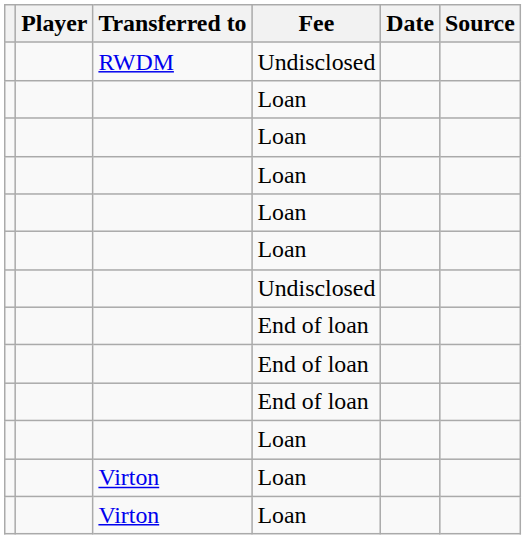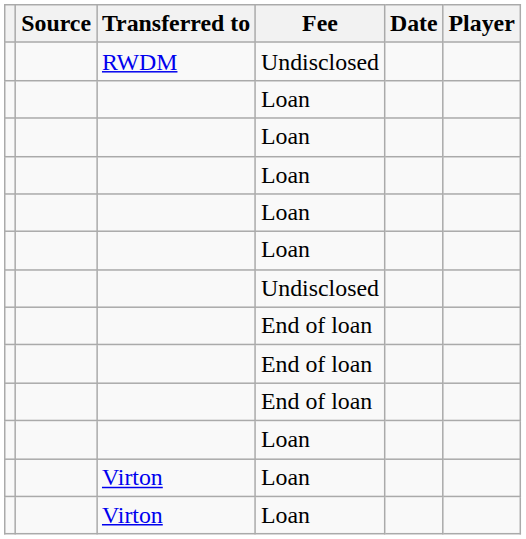columns swapped: (54, 23) <-> (480, 23)
